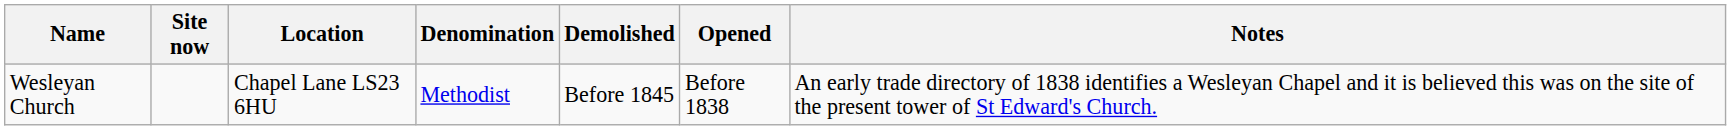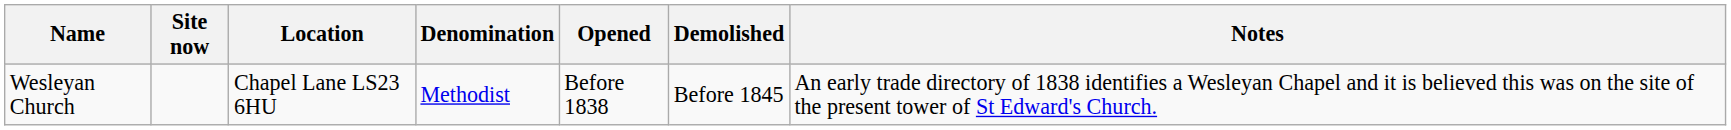columns swapped: (735, 34) <-> (620, 34)
